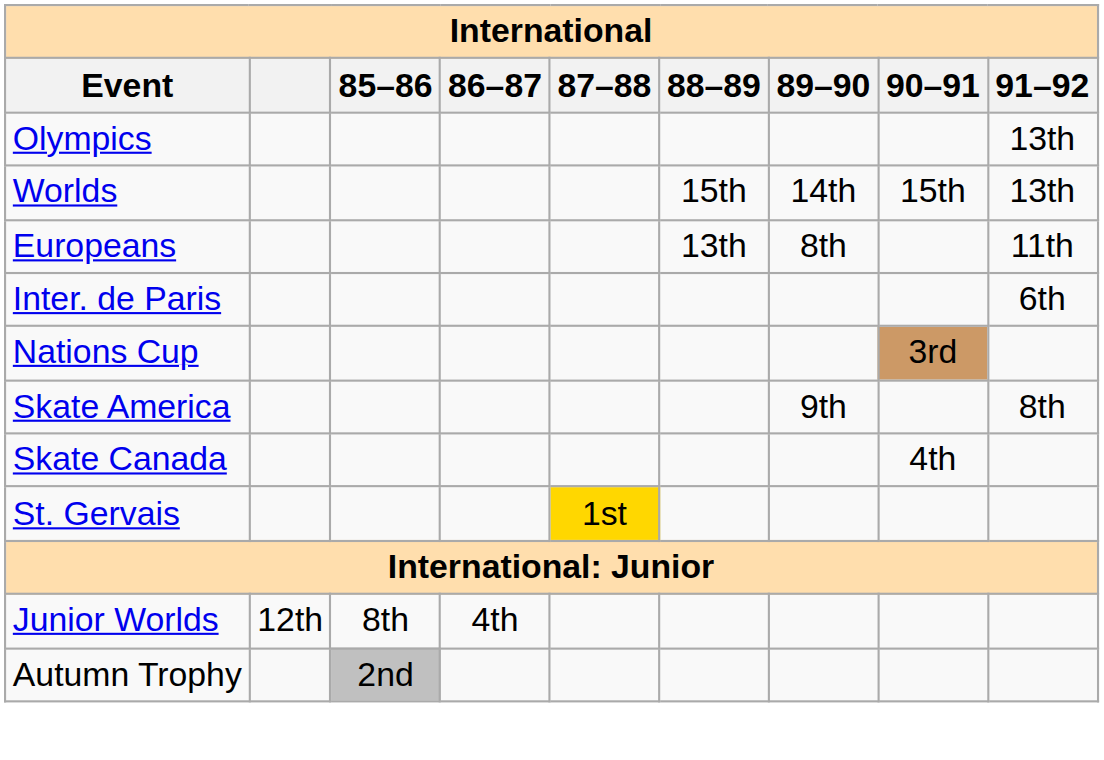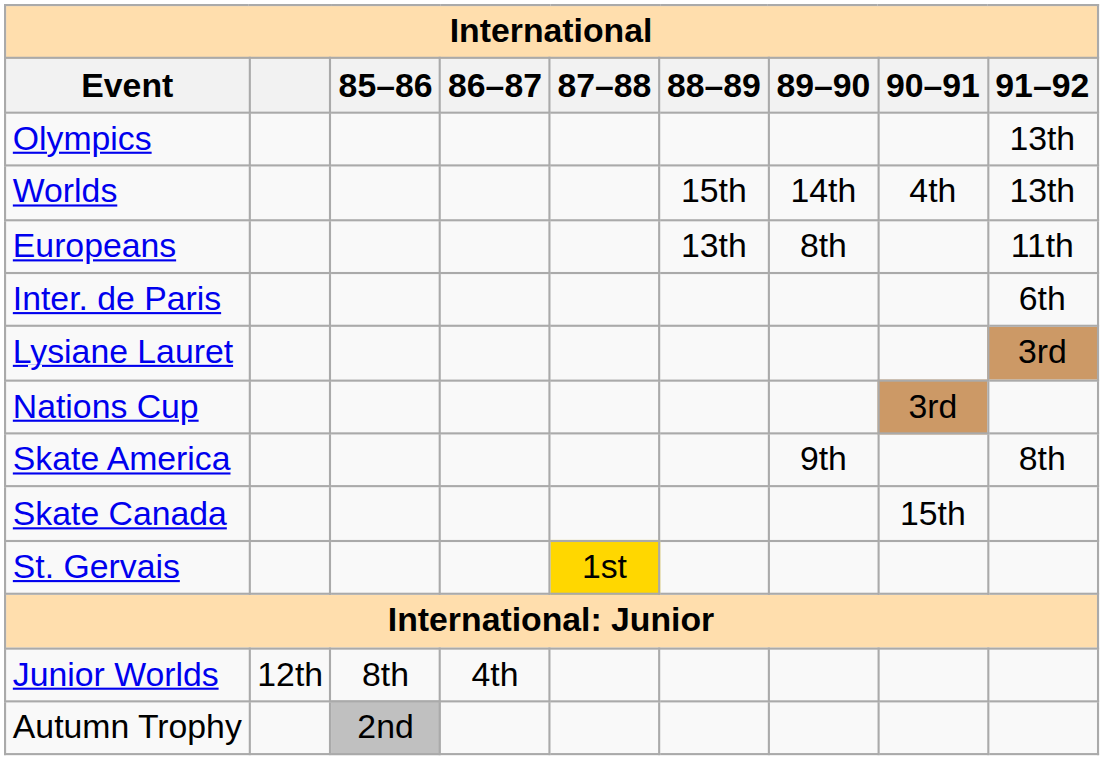(933, 191) 15th -> (933, 191) 4th
+ row: (123, 352)
(933, 459) 4th -> (933, 513) 15th
